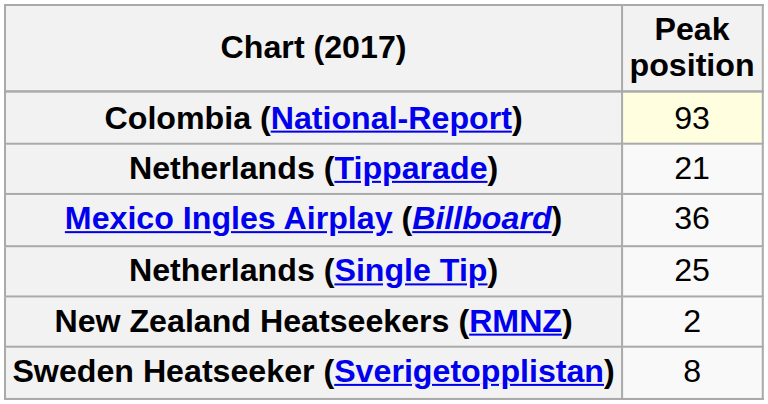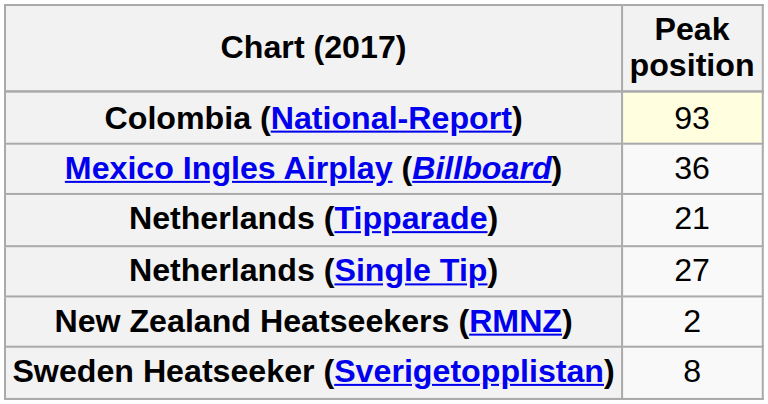rows swapped: (314, 219) <-> (314, 168)
(692, 270) 25 -> (692, 270) 27
